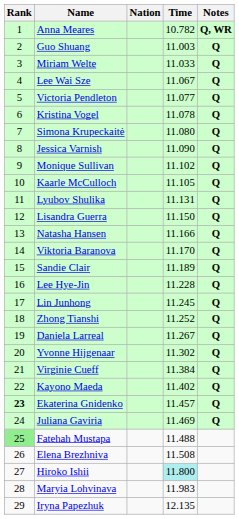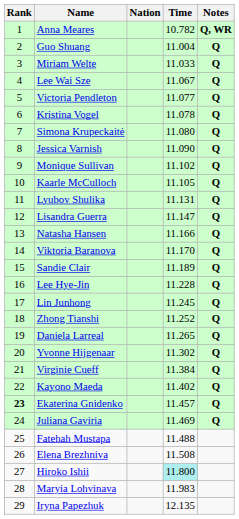(180, 47) 11.003 -> (180, 47) 11.004
(180, 217) 11.150 -> (180, 217) 11.147
(180, 336) 11.267 -> (180, 336) 11.265
(19, 438) lightgreen background -> (19, 438) no background
